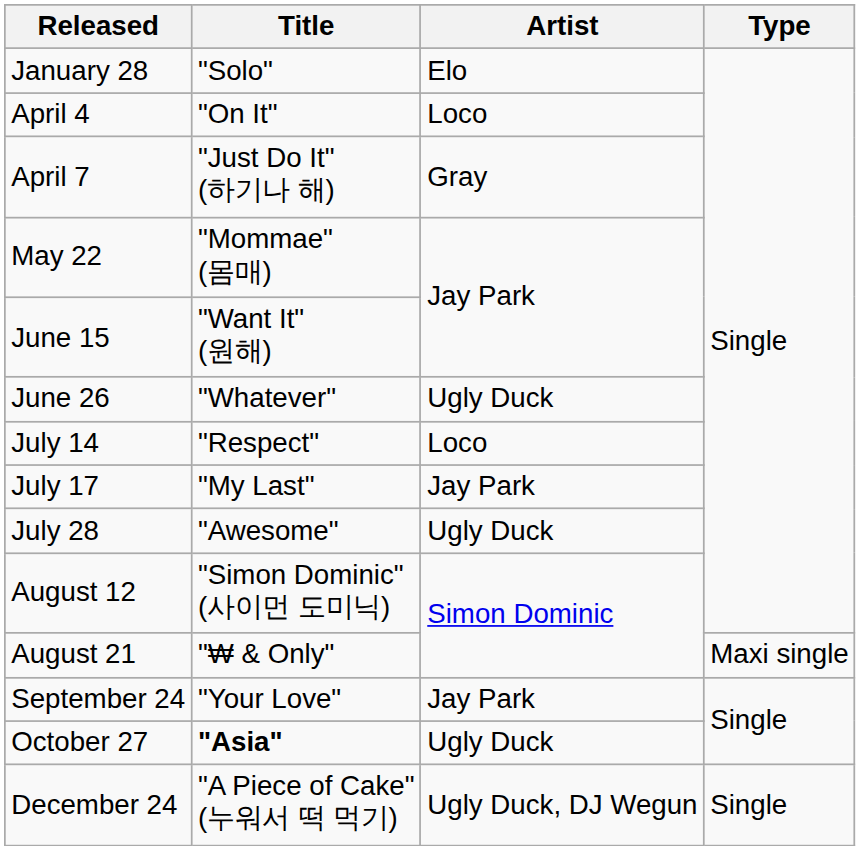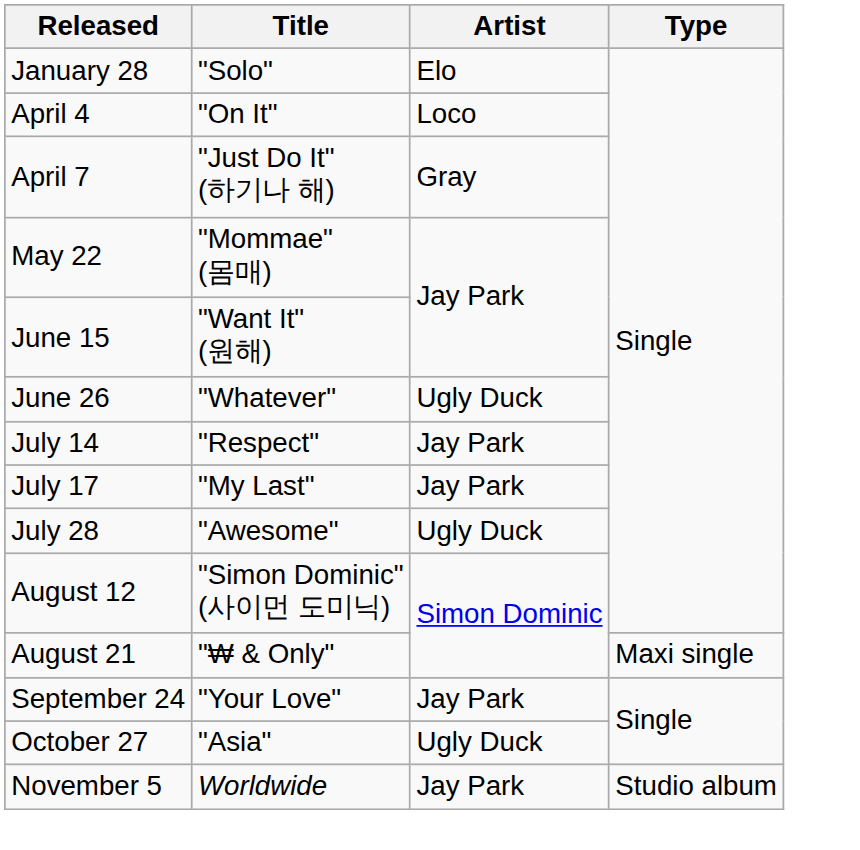(457, 442) Loco -> (470, 442) Jay Park
(240, 742) bold -> (235, 742) normal
+ row: (87, 786)
- row: (94, 804)
